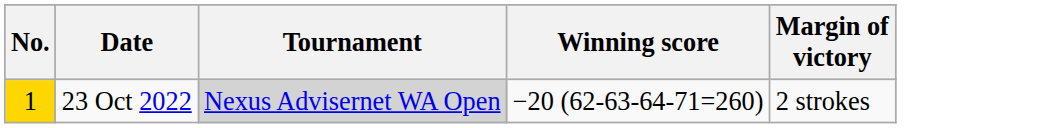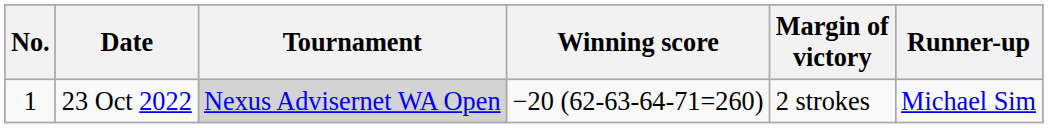+ column: (969, 41)
(30, 100) gold background -> (30, 100) no background
